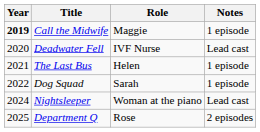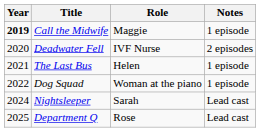(228, 48) Lead cast -> (230, 48) 2 episodes
(126, 83) Sarah -> (158, 83) Woman at the piano
(158, 100) Woman at the piano -> (126, 100) Sarah
(230, 118) 2 episodes -> (228, 118) Lead cast
